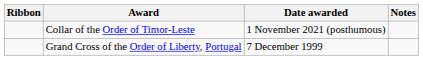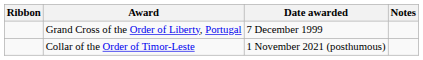rows swapped: (144, 47) <-> (120, 30)
